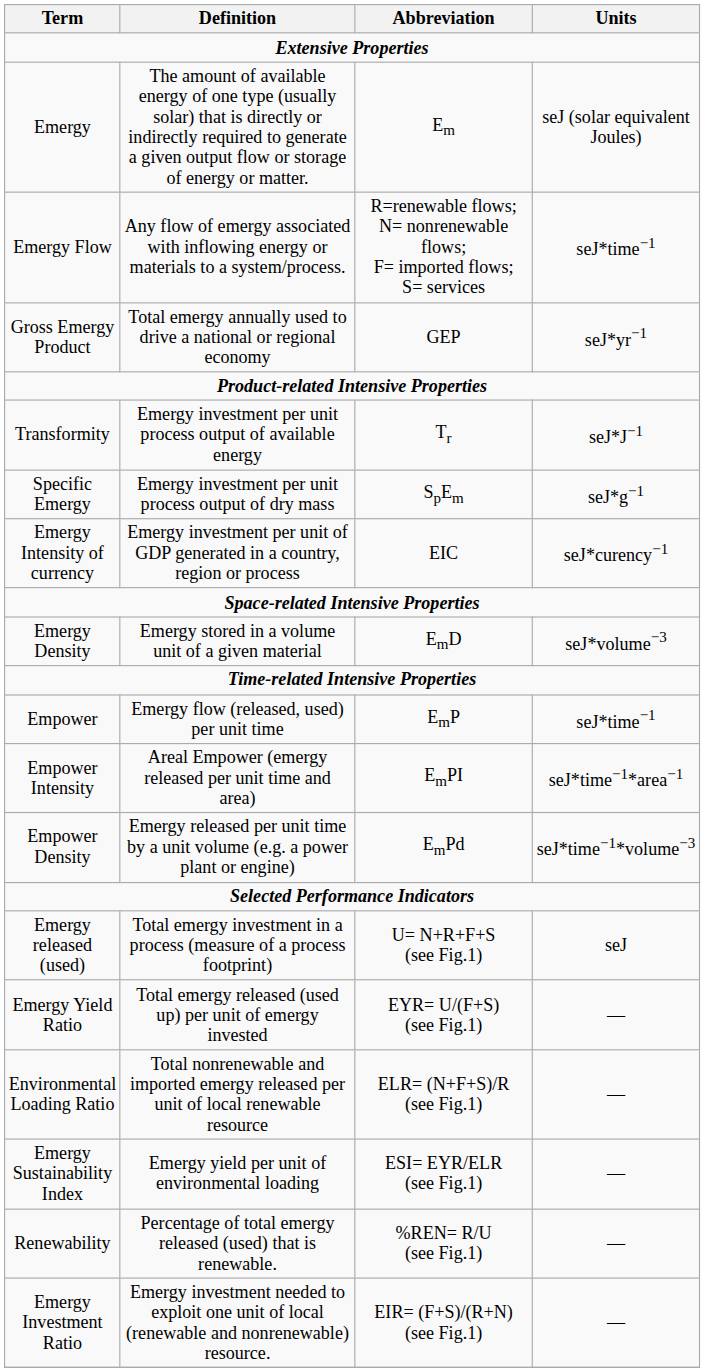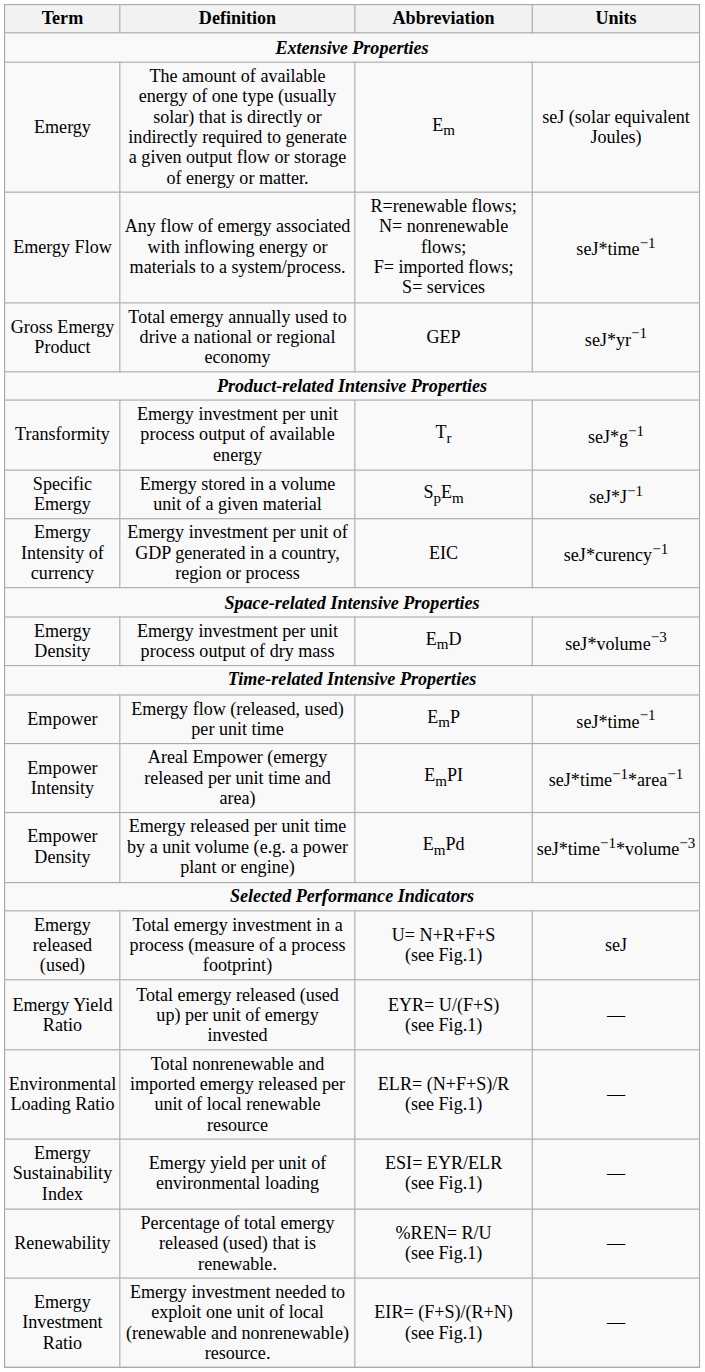(616, 434) seJ*J−1 -> (616, 434) seJ*g−1
(238, 494) Emergy investment per unit process output of dry mass -> (238, 494) Emergy stored in a volume unit of a given material
(616, 494) seJ*g−1 -> (616, 494) seJ*J−1
(238, 641) Emergy stored in a volume unit of a given material -> (238, 641) Emergy investment per unit process output of dry mass
